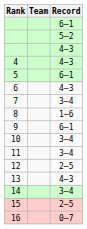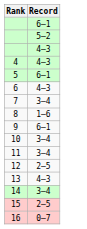- column: (39, 11)
